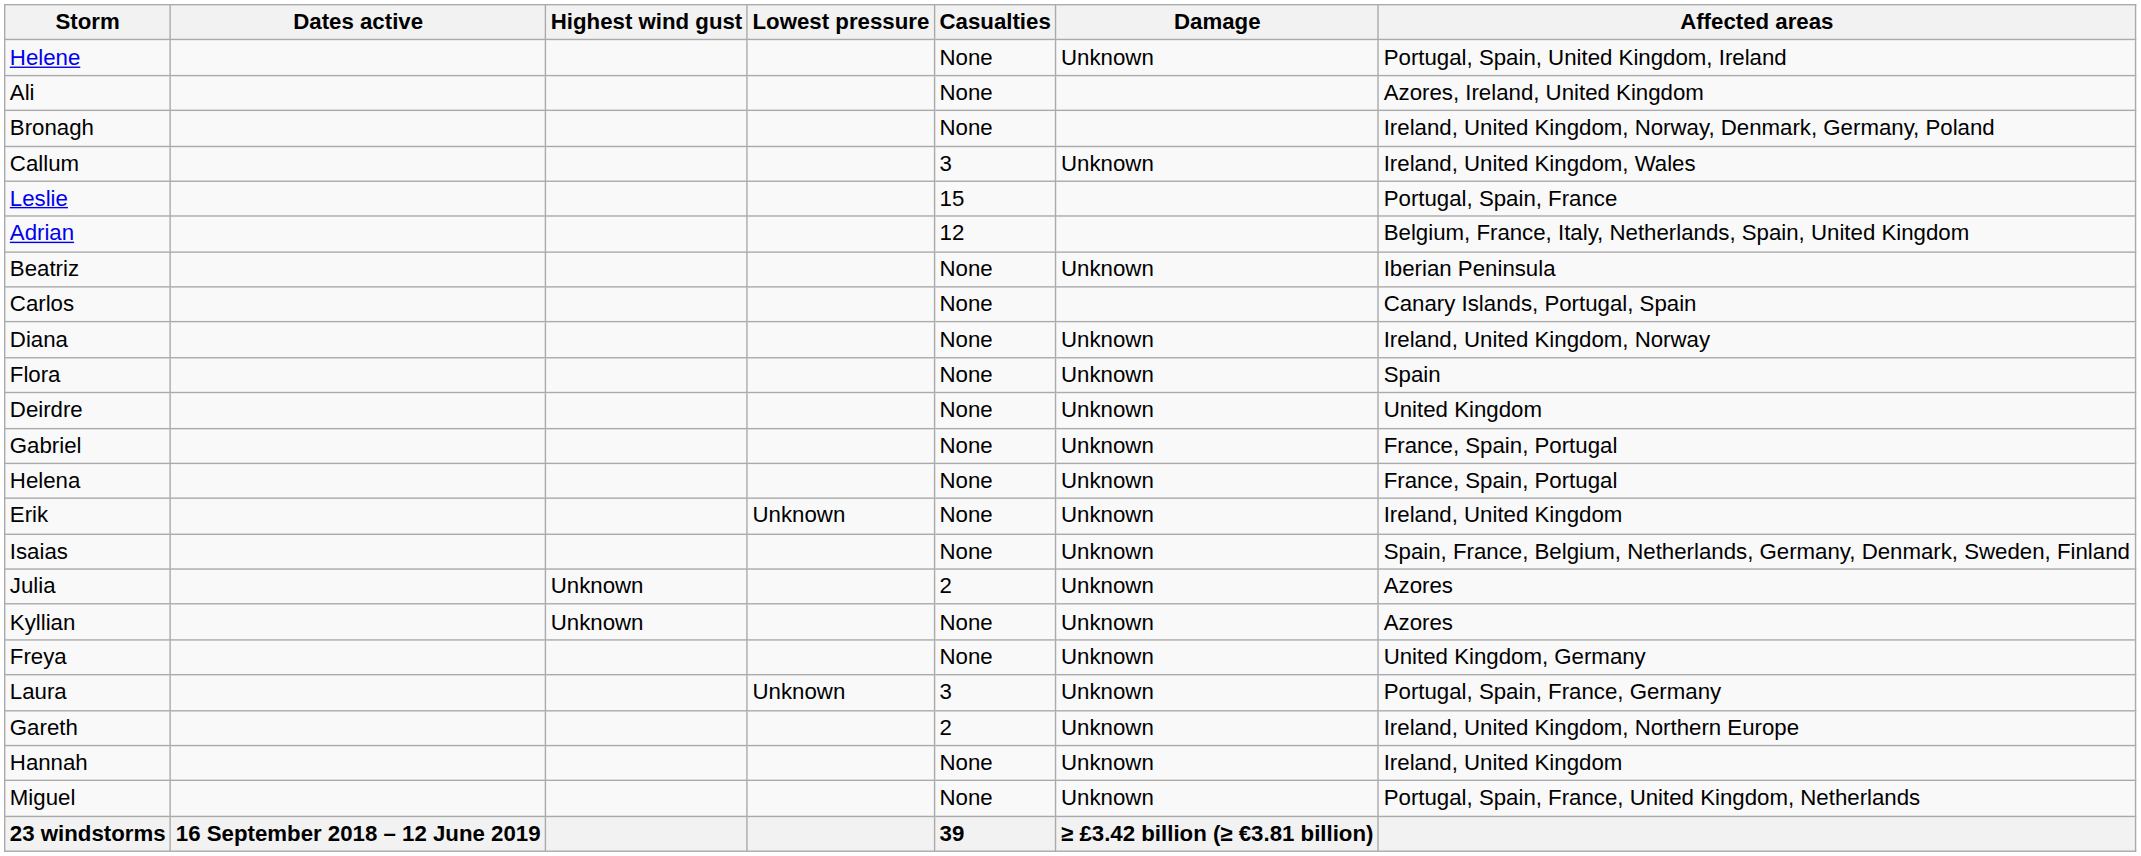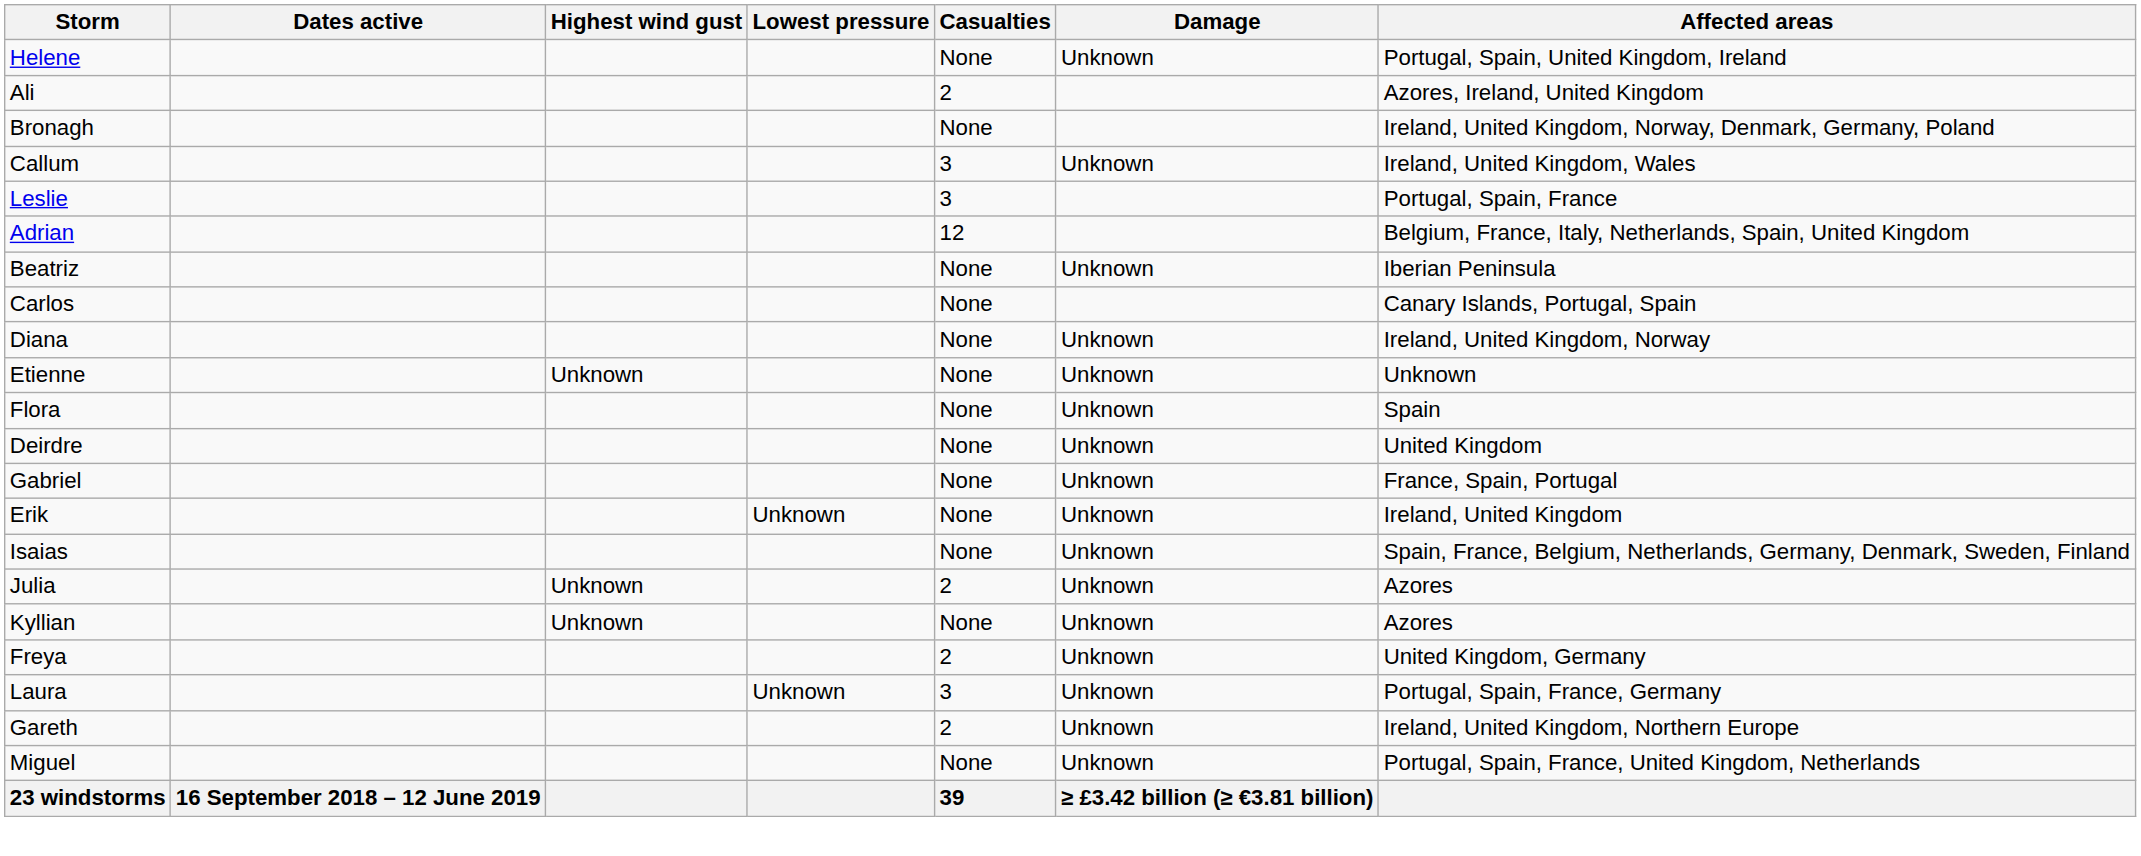(966, 92) None -> (946, 92) 2
(952, 198) 15 -> (946, 198) 3
+ row: (48, 374)
- row: (45, 480)
(966, 657) None -> (946, 657) 2
- row: (49, 762)
